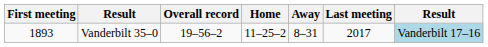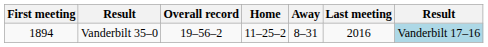(41, 33) 1893 -> (41, 33) 1894
(359, 33) 2017 -> (359, 33) 2016
